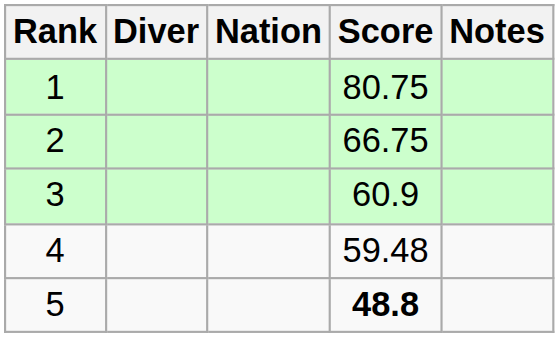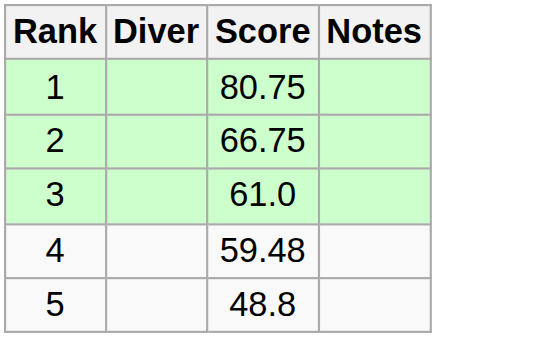- column: (268, 31)
(386, 195) 60.9 -> (263, 195) 61.0
(386, 304) bold -> (263, 304) normal
